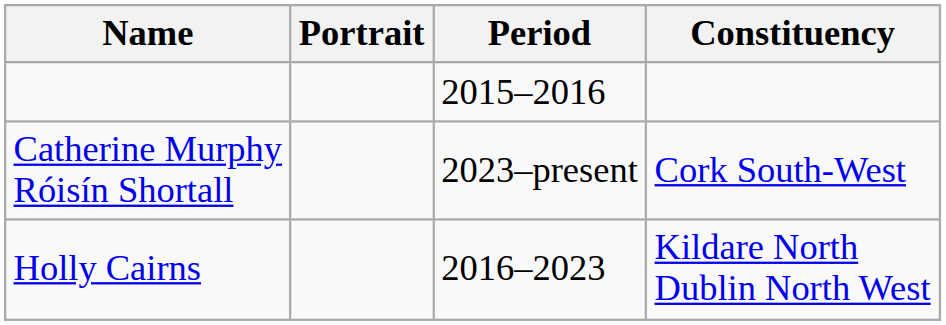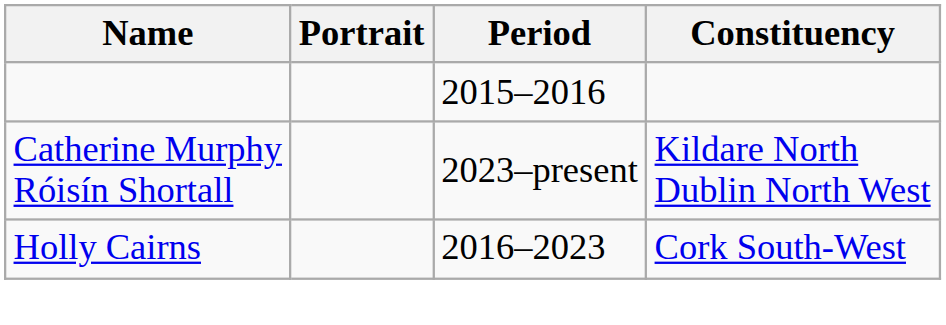(780, 169) Cork South-West -> (793, 169) Kildare North Dublin North West
(793, 268) Kildare North Dublin North West -> (780, 248) Cork South-West
